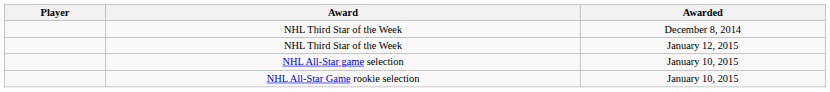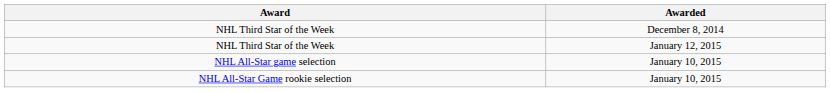- column: (55, 12)
